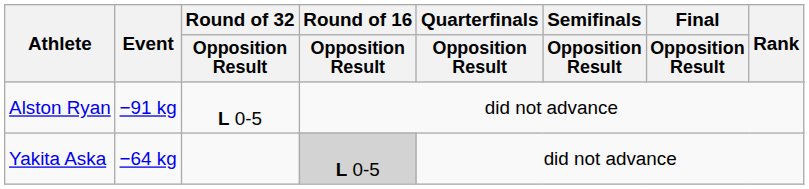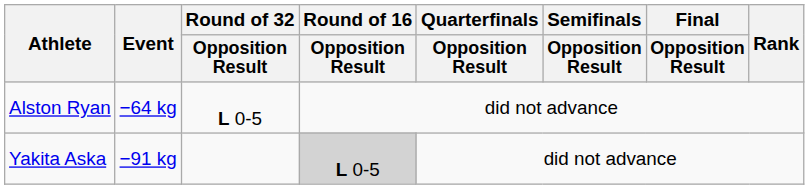(148, 108) −91 kg -> (148, 108) −64 kg
(148, 159) −64 kg -> (148, 159) −91 kg
